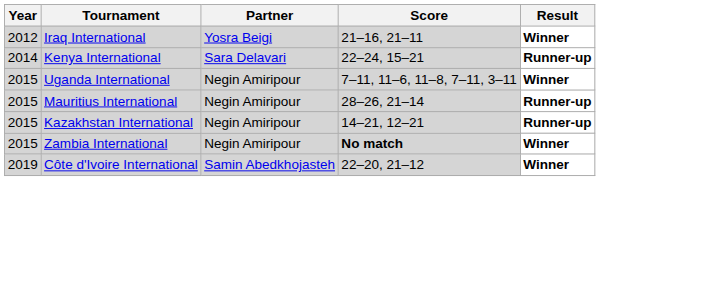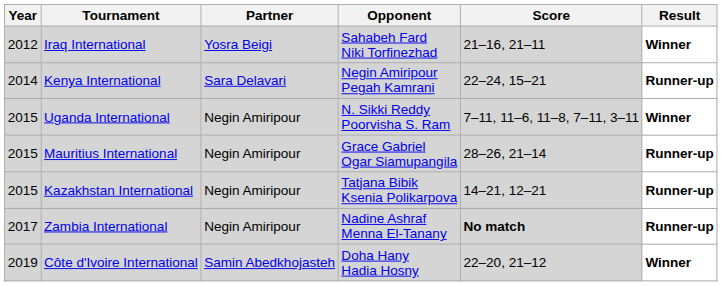+ column: (399, 16)
(23, 144) 2015 -> (23, 227) 2017
(546, 144) Winner -> (680, 227) Runner-up
